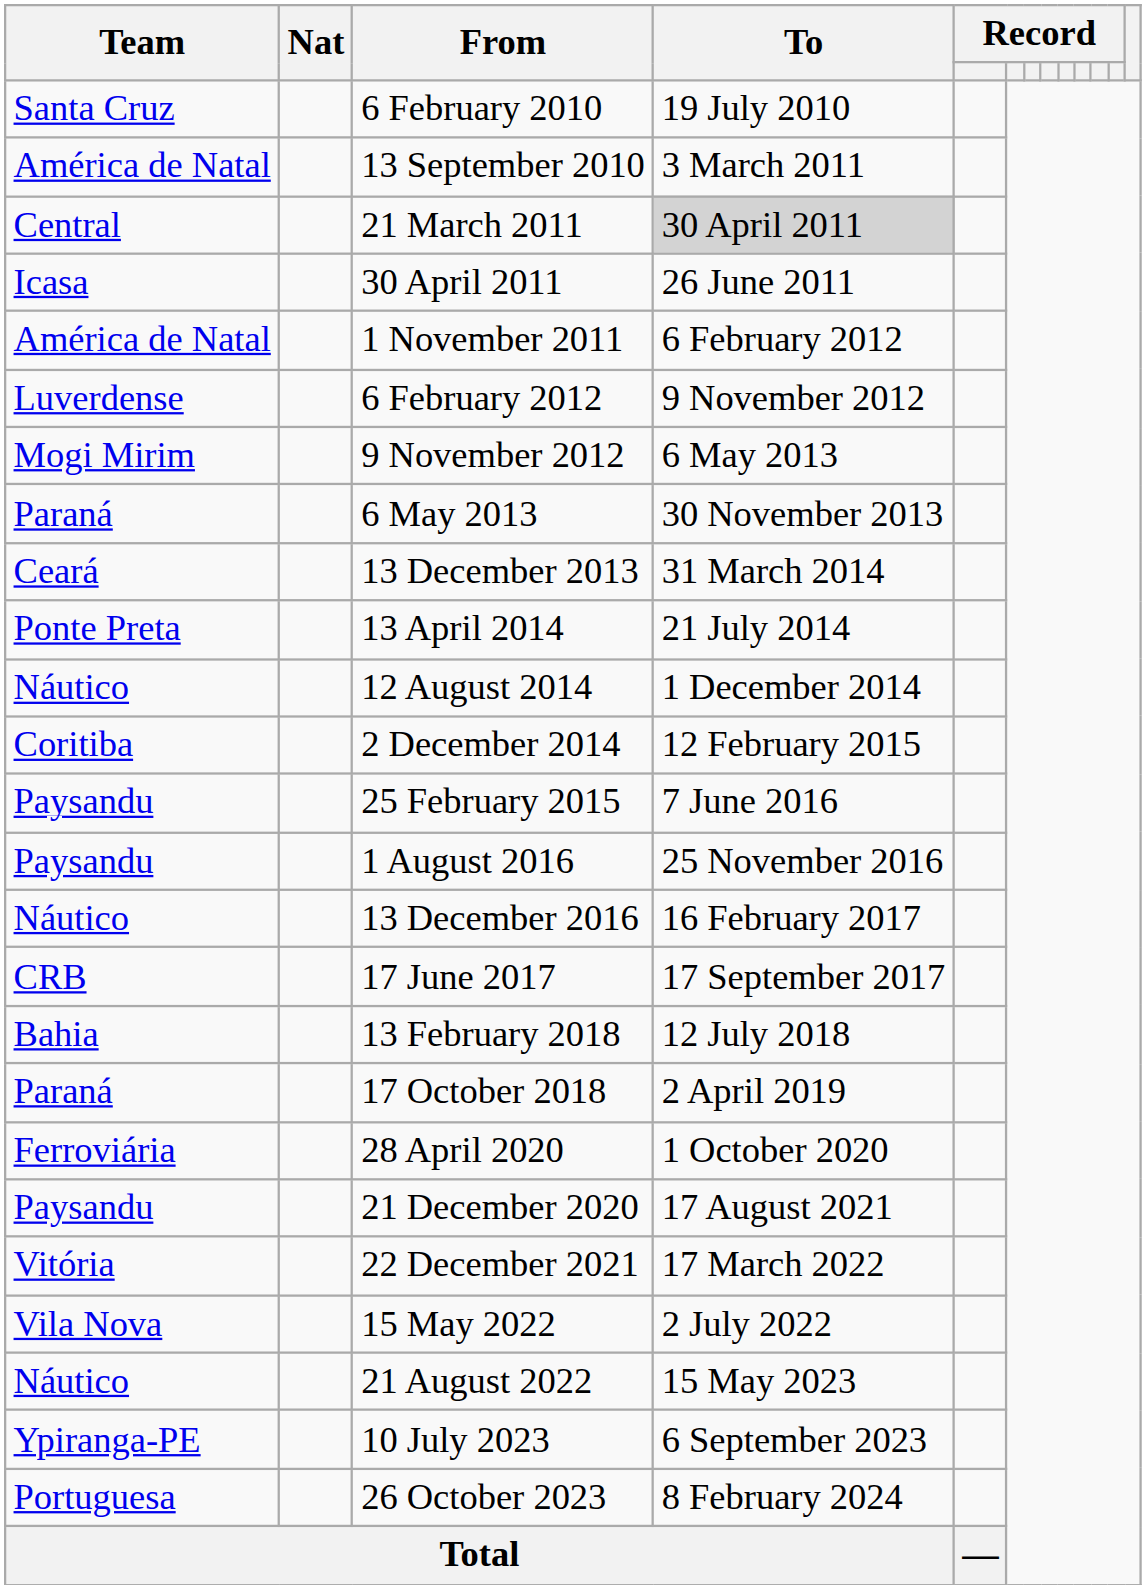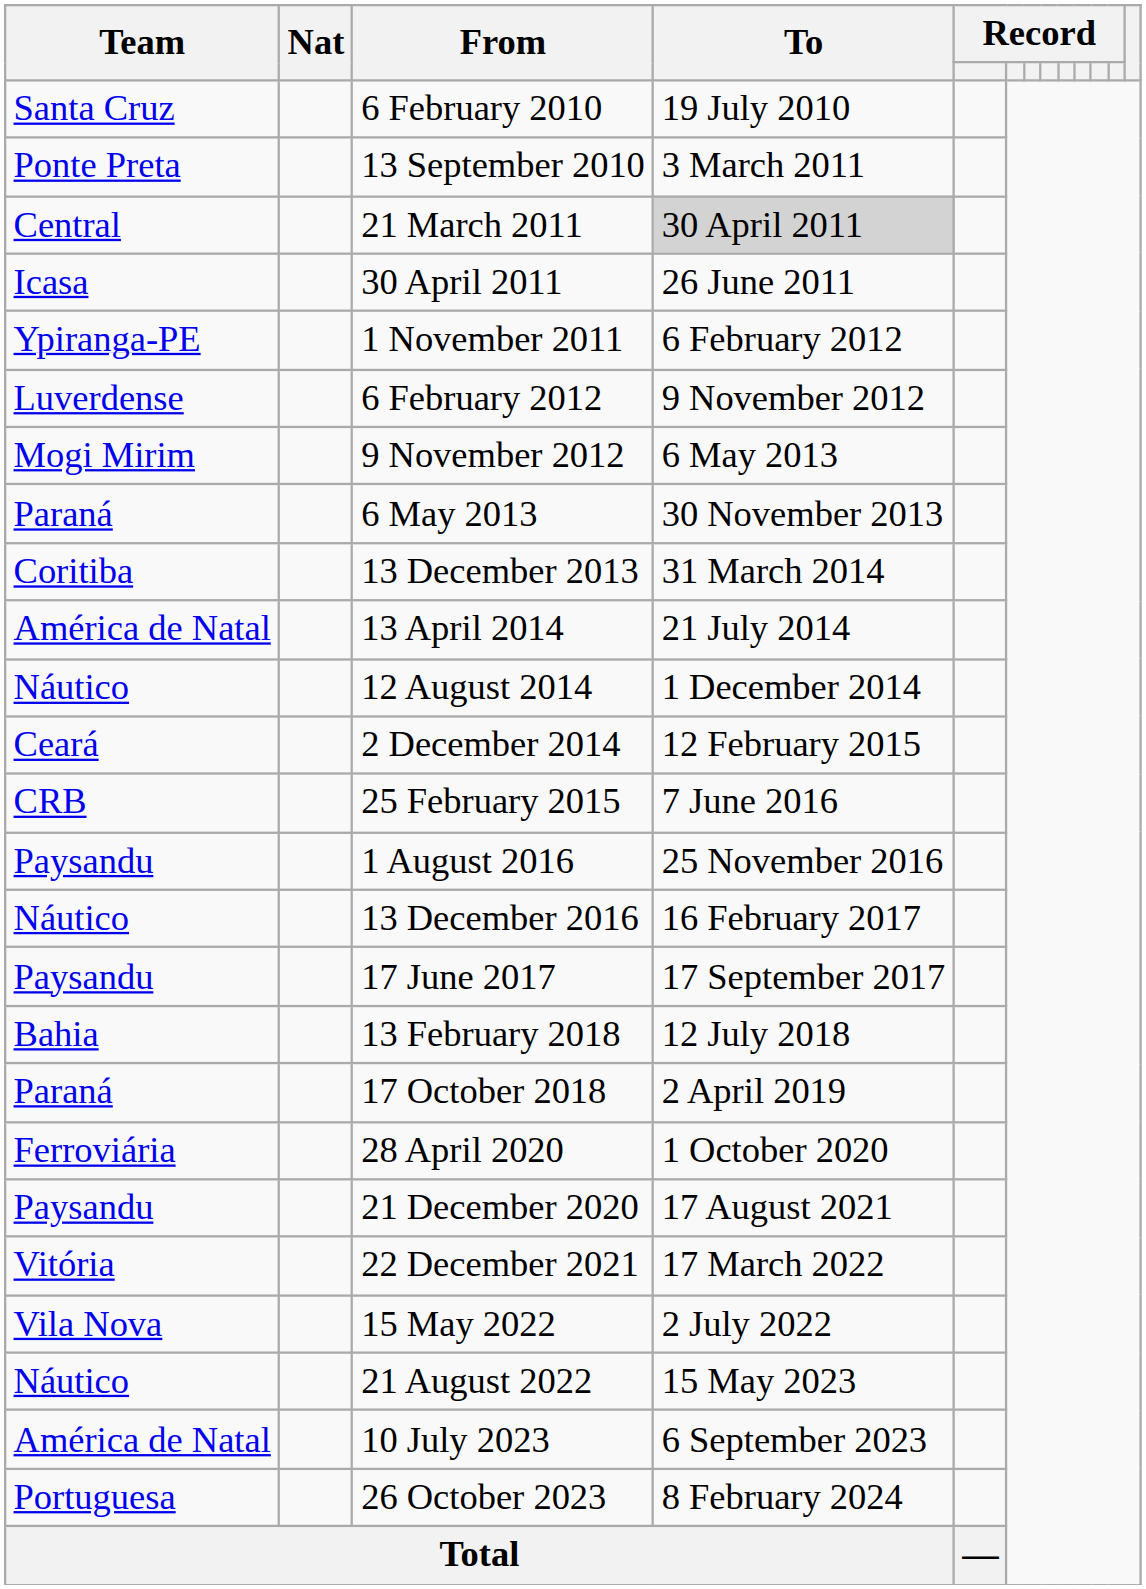(142, 165) América de Natal -> (97, 165) Ponte Preta
(142, 339) América de Natal -> (107, 339) Ypiranga-PE
(56, 570) Ceará -> (73, 570) Coritiba
(97, 628) Ponte Preta -> (142, 628) América de Natal
(73, 744) Coritiba -> (56, 744) Ceará
(83, 802) Paysandu -> (50, 802) CRB
(50, 975) CRB -> (83, 975) Paysandu
(107, 1438) Ypiranga-PE -> (142, 1438) América de Natal
